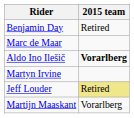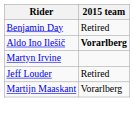- row: (34, 43)
(95, 89) khaki background -> (95, 74) no background
